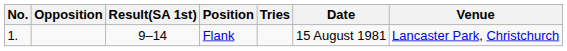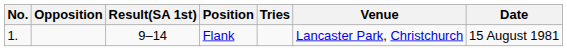columns swapped: (341, 14) <-> (476, 14)
